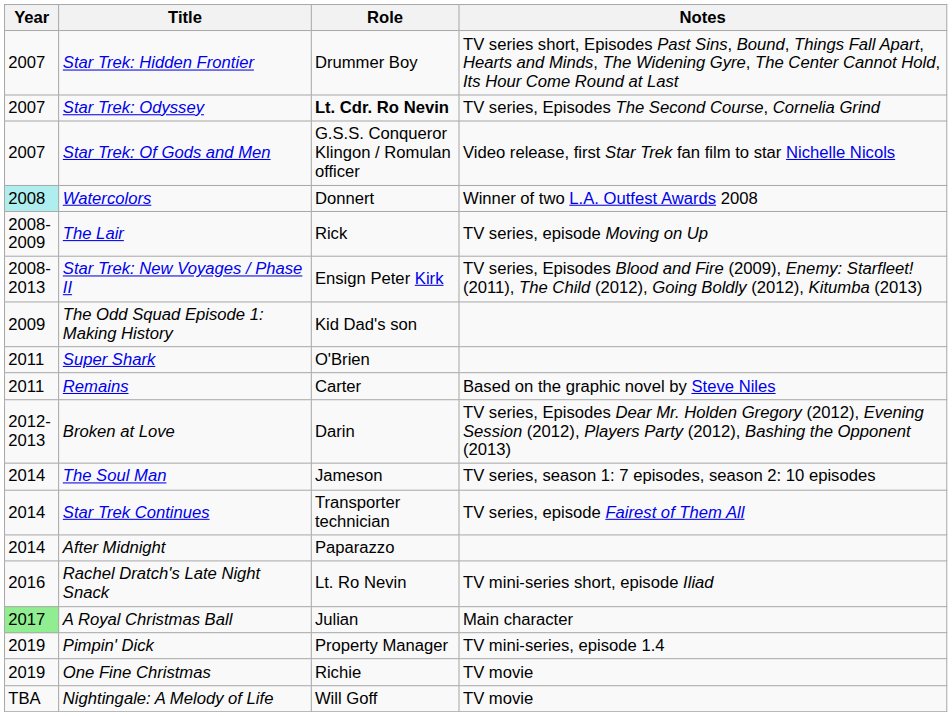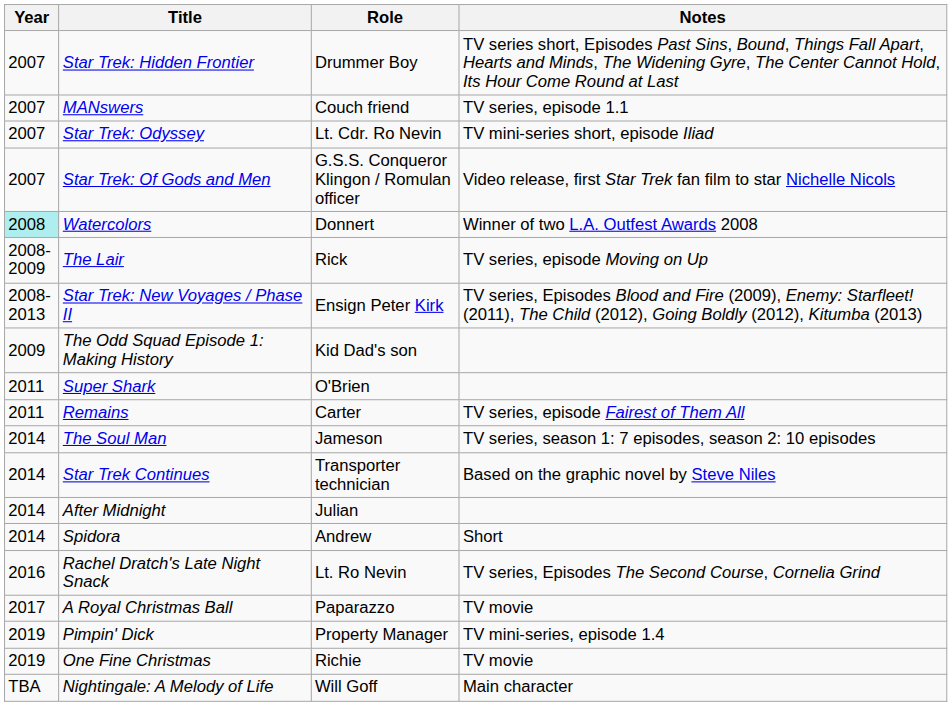+ row: (103, 107)
(382, 107) bold -> (378, 134) normal
(672, 107) TV series, Episodes The Second Course, Cornelia Grind -> (588, 134) TV mini-series short, episode Iliad
(619, 386) Based on the graphic novel by Steve Niles -> (604, 412) TV series, episode Fairest of Them All
- row: (119, 431)
(604, 512) TV series, episode Fairest of Them All -> (619, 474) Based on the graphic novel by Steve Niles
(355, 547) Paparazzo -> (337, 510) Julian
+ row: (92, 536)
(588, 583) TV mini-series short, episode Iliad -> (672, 572) TV series, Episodes The Second Course, Cornelia Grind
(27, 619) lightgreen background -> (27, 608) no background
(337, 619) Julian -> (355, 608) Paparazzo
(518, 619) Main character -> (498, 608) TV movie
(498, 698) TV movie -> (518, 687) Main character
